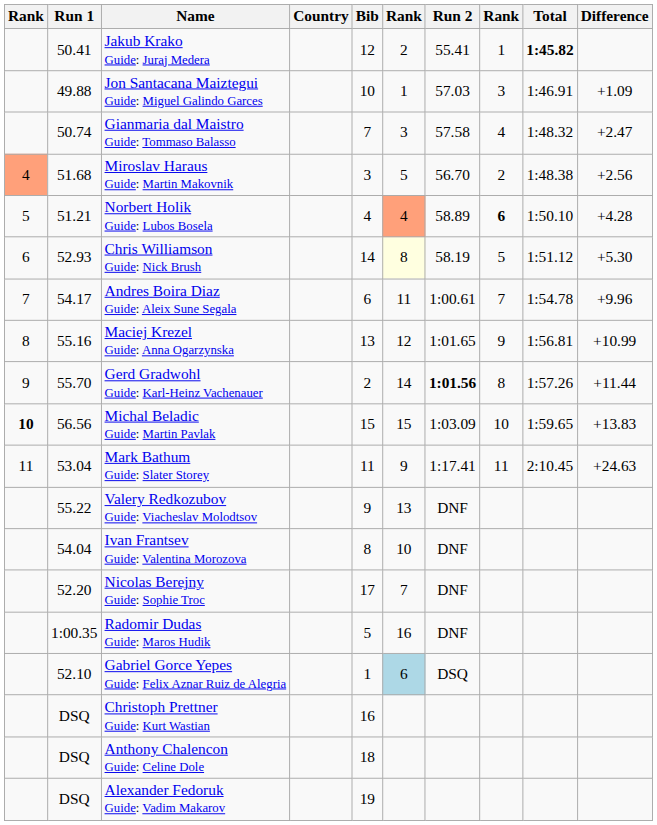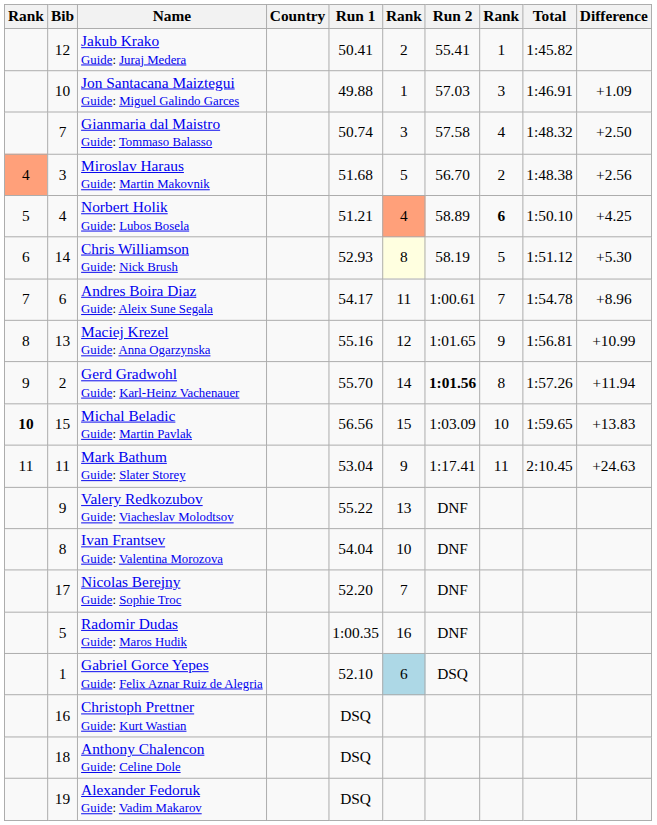columns swapped: (367, 16) <-> (74, 16)
(550, 49) bold -> (550, 49) normal
(615, 132) +2.47 -> (614, 132) +2.50
(615, 216) +4.28 -> (614, 216) +4.25
(615, 299) +9.96 -> (614, 299) +8.96
(615, 382) +11.44 -> (614, 382) +11.94
